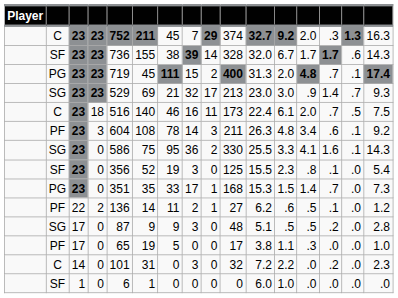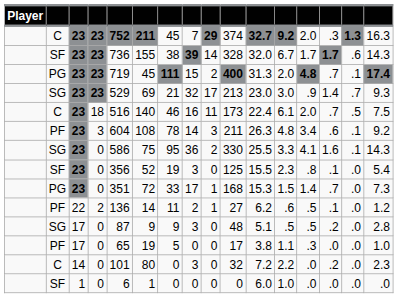(149, 188) 35 -> (149, 188) 72
(149, 264) 31 -> (149, 264) 80
